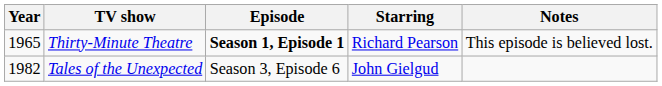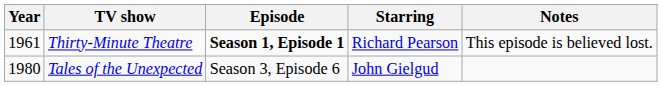(24, 42) 1965 -> (24, 42) 1961
(24, 68) 1982 -> (24, 68) 1980
